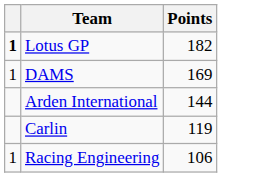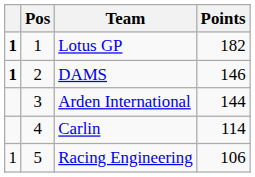+ column: (38, 18)
(13, 73) normal -> (13, 73) bold
(200, 73) 169 -> (233, 73) 146
(200, 129) 119 -> (233, 129) 114
